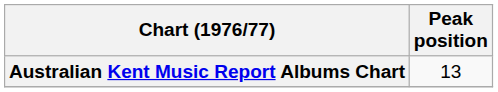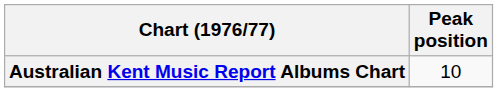(451, 71) 13 -> (451, 71) 10
